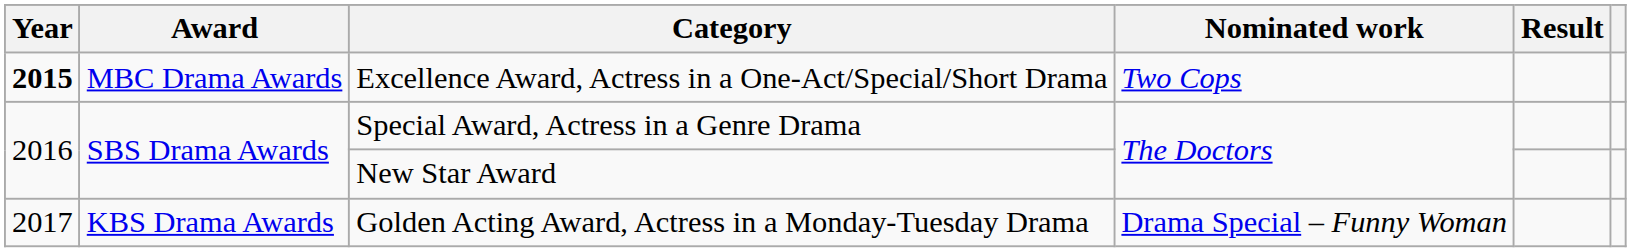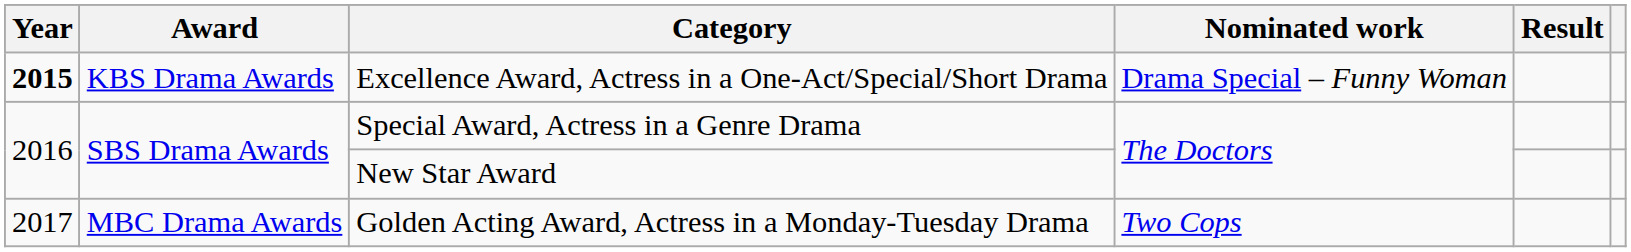(215, 76) MBC Drama Awards -> (210, 76) KBS Drama Awards
(1182, 76) Two Cops -> (1314, 76) Drama Special – Funny Woman
(210, 221) KBS Drama Awards -> (215, 221) MBC Drama Awards
(1314, 221) Drama Special – Funny Woman -> (1182, 221) Two Cops
